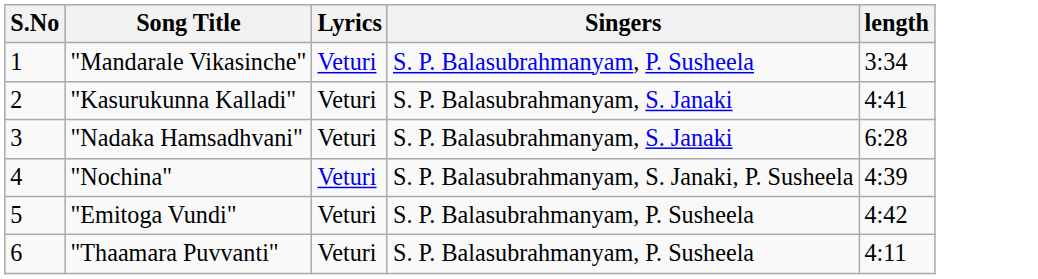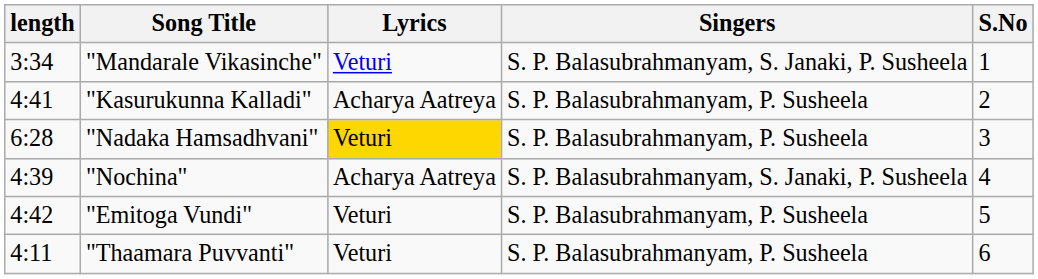columns swapped: (35, 23) <-> (897, 23)
(574, 61) S. P. Balasubrahmanyam, P. Susheela -> (737, 61) S. P. Balasubrahmanyam, S. Janaki, P. Susheela
(347, 100) Veturi -> (414, 100) Acharya Aatreya
(563, 100) S. P. Balasubrahmanyam, S. Janaki -> (688, 100) S. P. Balasubrahmanyam, P. Susheela
(347, 138) no background -> (362, 138) gold background
(563, 138) S. P. Balasubrahmanyam, S. Janaki -> (688, 138) S. P. Balasubrahmanyam, P. Susheela
(347, 176) Veturi -> (414, 176) Acharya Aatreya
